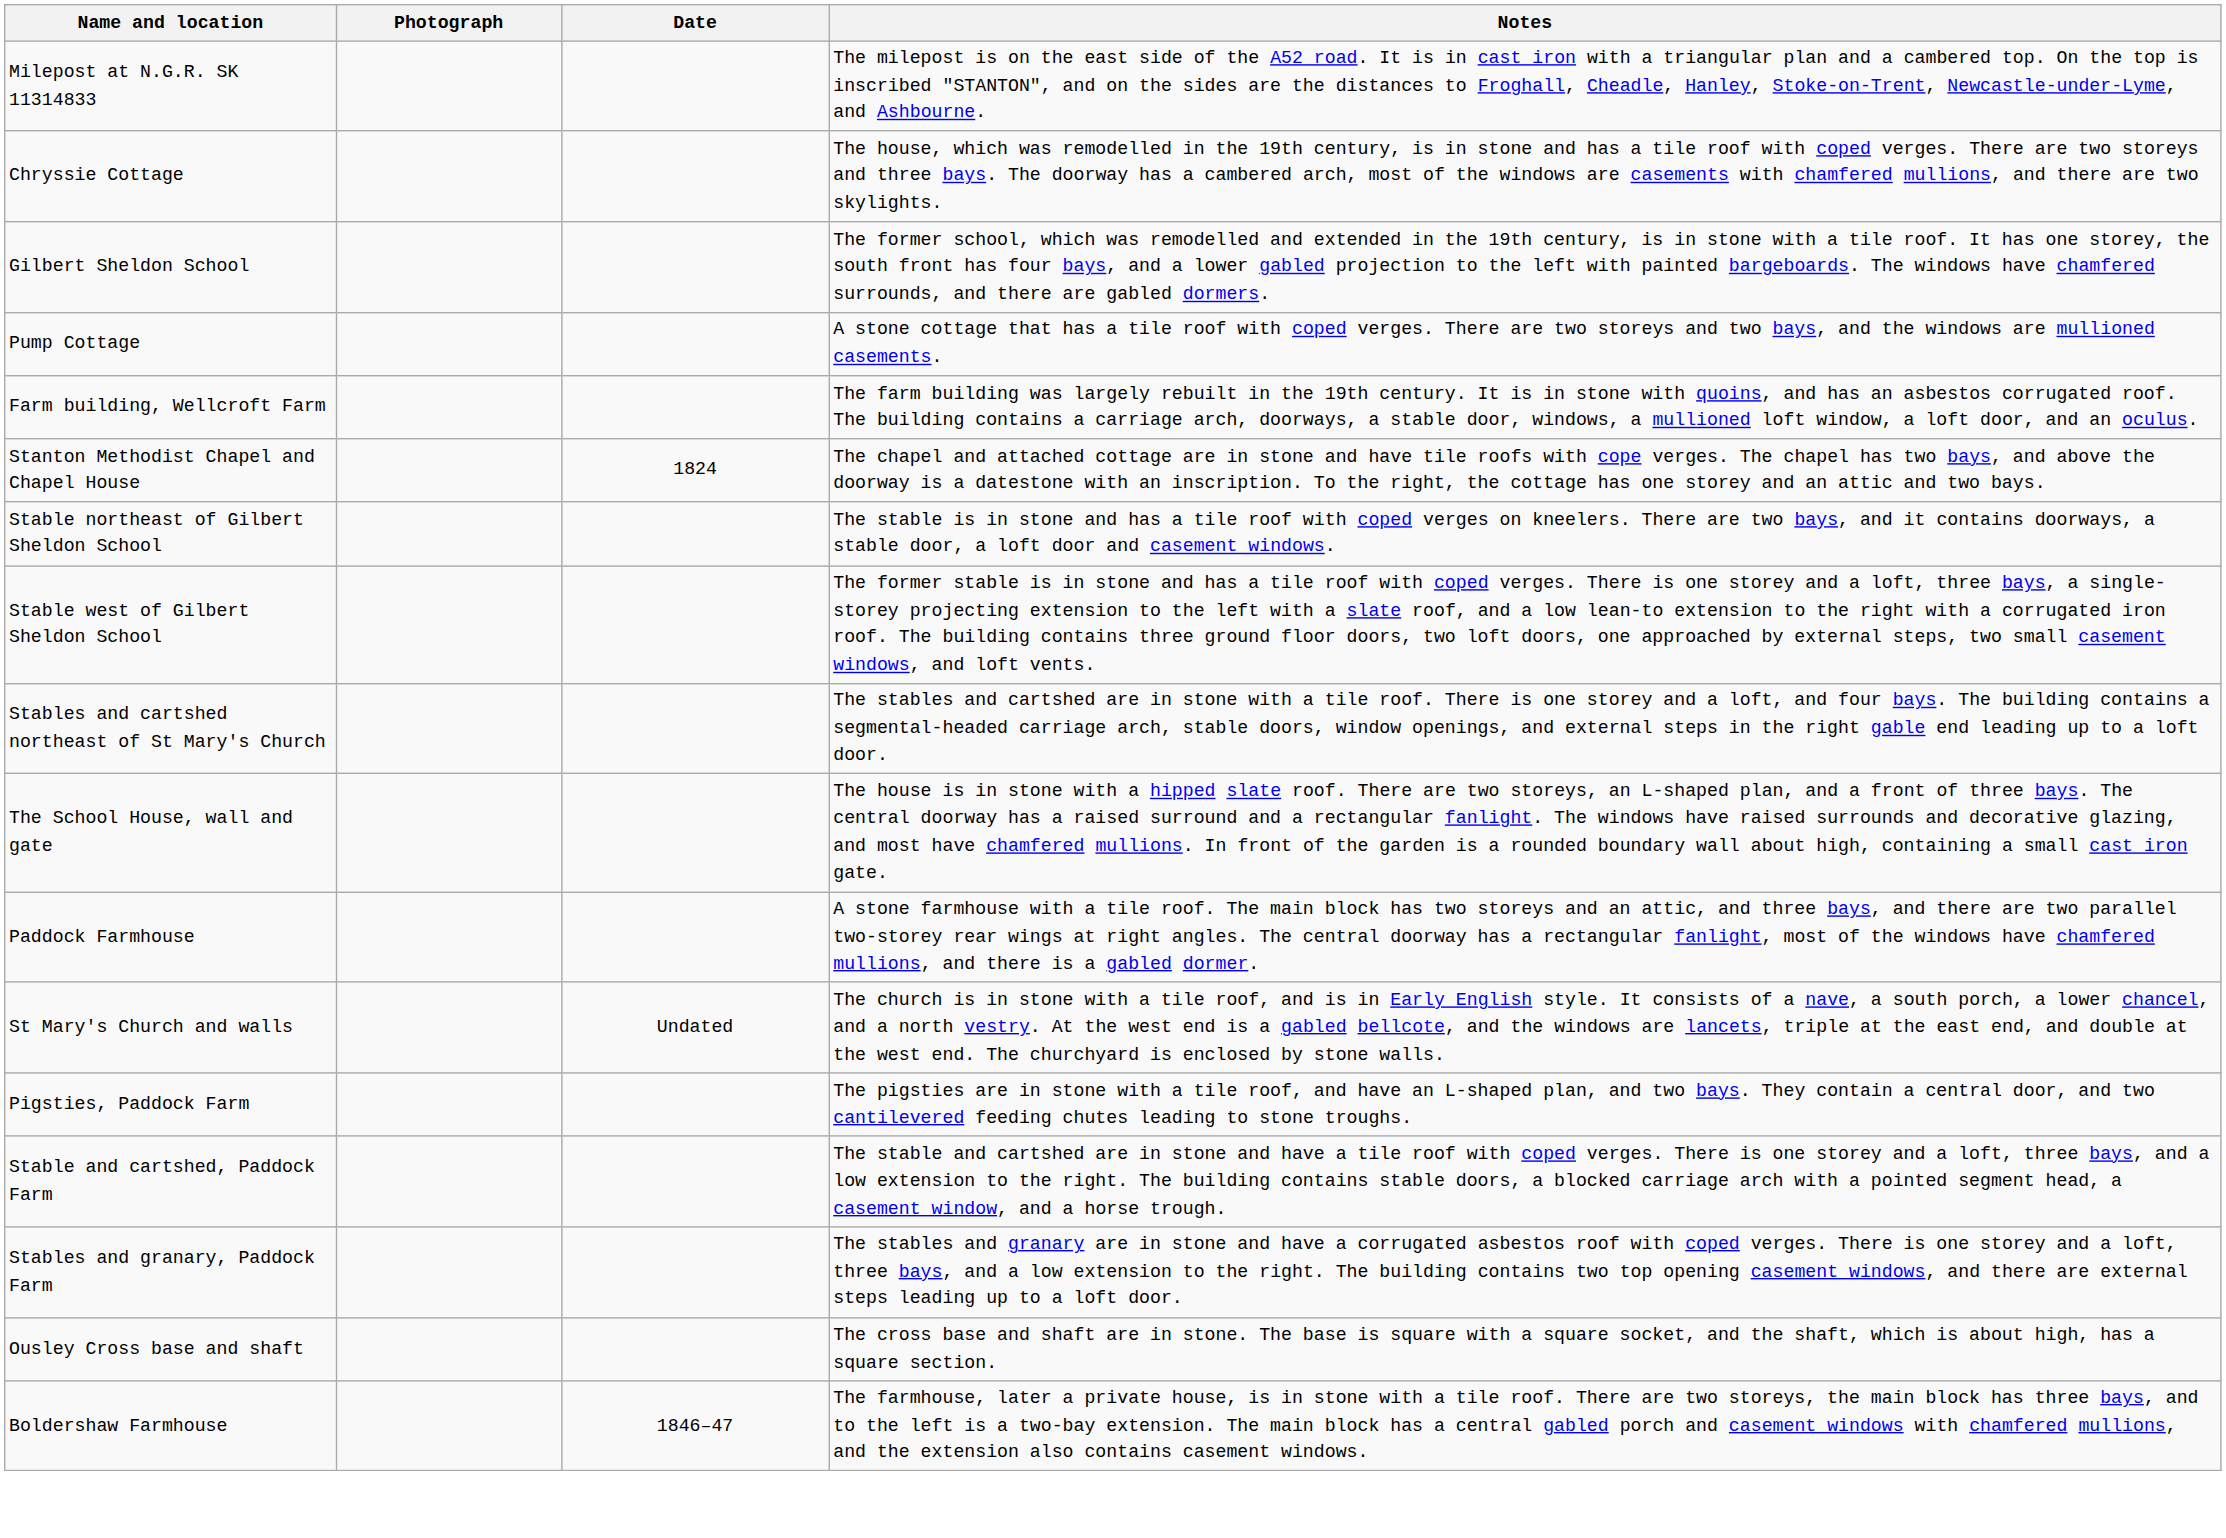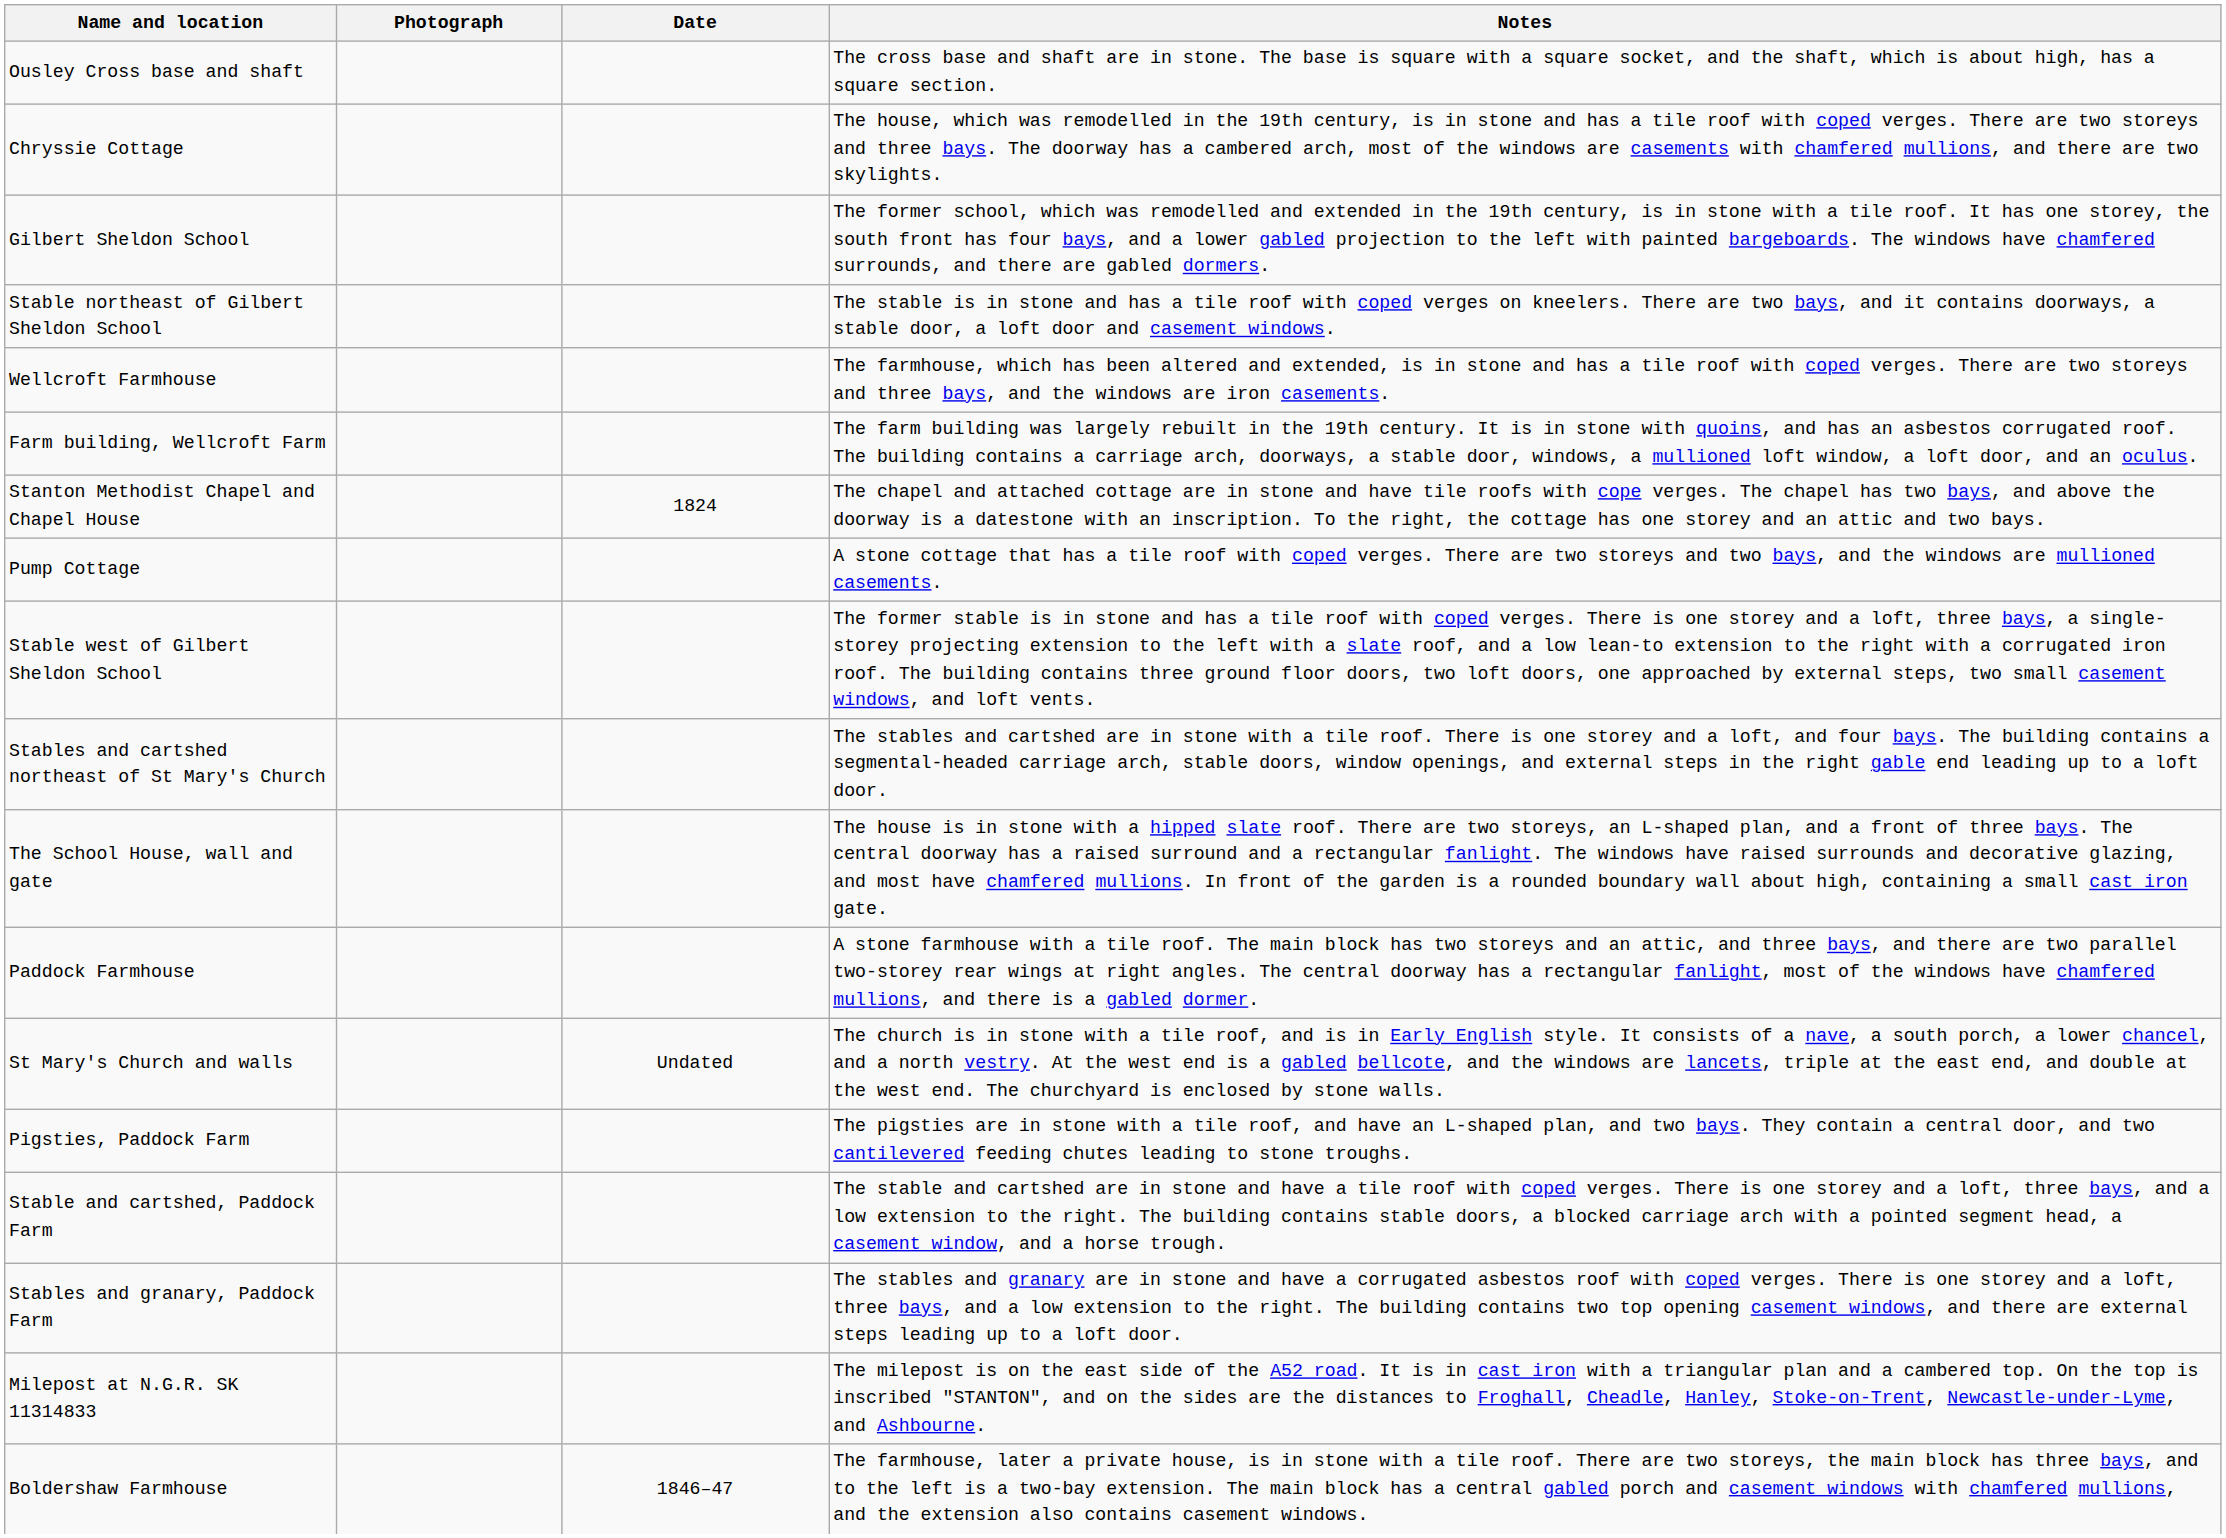rows swapped: (156, 1348) <-> (124, 86)
rows swapped: (156, 533) <-> (75, 344)
+ row: (113, 380)
